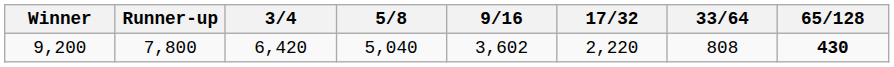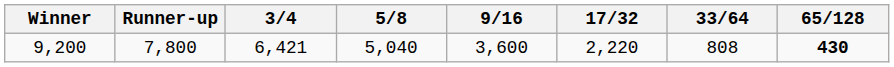(281, 48) 6,420 -> (281, 48) 6,421
(502, 48) 3,602 -> (502, 48) 3,600
